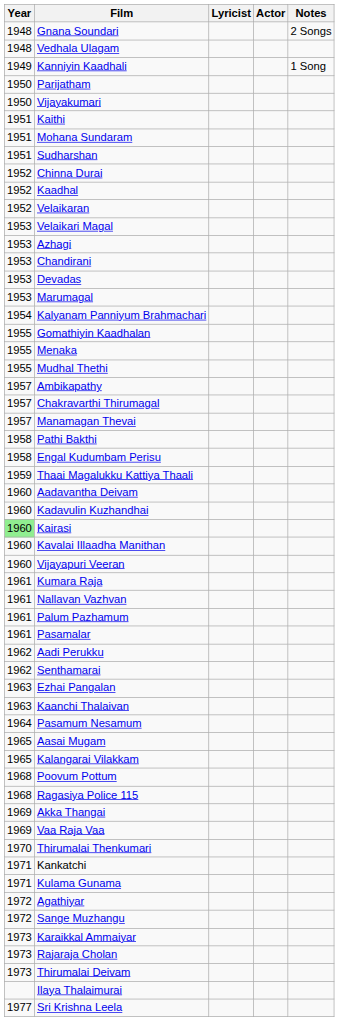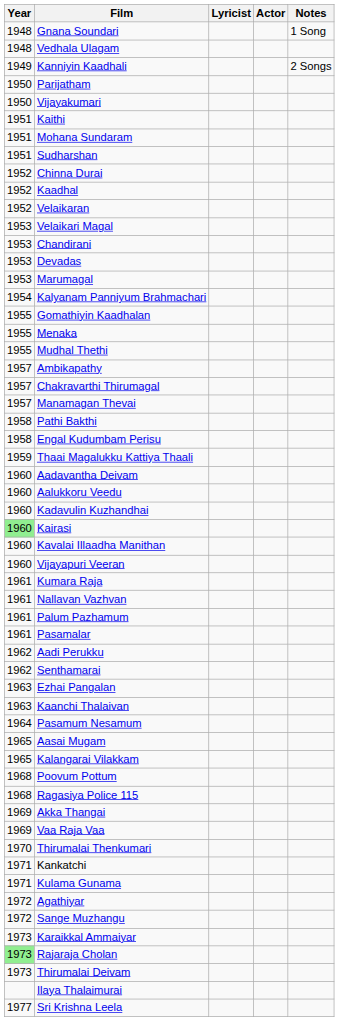(311, 31) 2 Songs -> (308, 31) 1 Song
(308, 66) 1 Song -> (311, 66) 2 Songs
- row: (54, 244)
+ row: (79, 492)
(19, 954) no background -> (19, 954) lightgreen background
